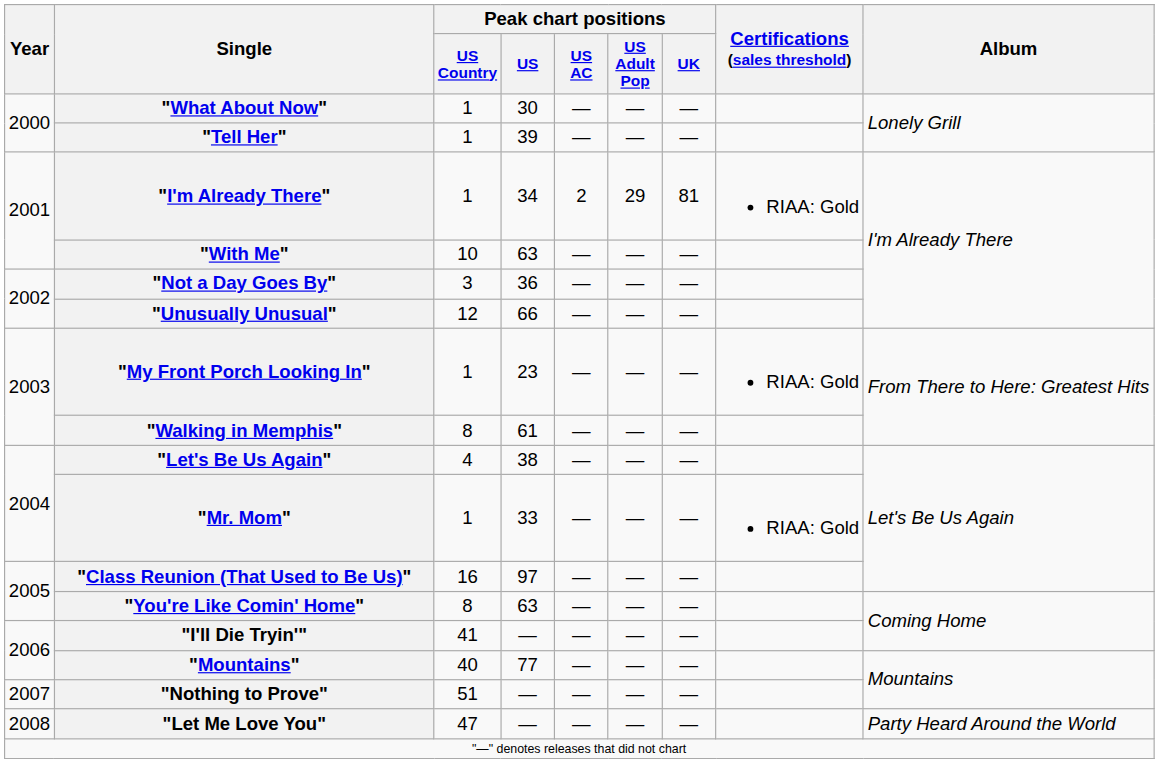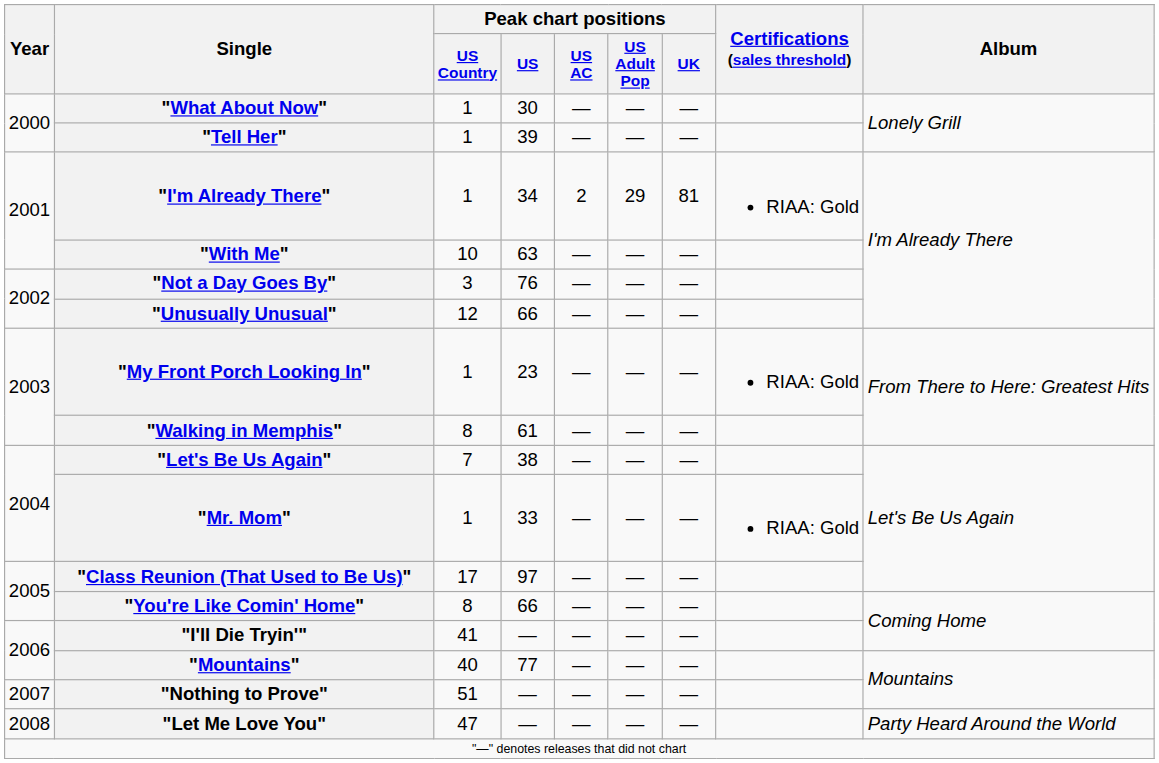(528, 283) 36 -> (528, 283) 76
(467, 459) 4 -> (467, 459) 7
(467, 576) 16 -> (467, 576) 17
(528, 605) 63 -> (528, 605) 66
